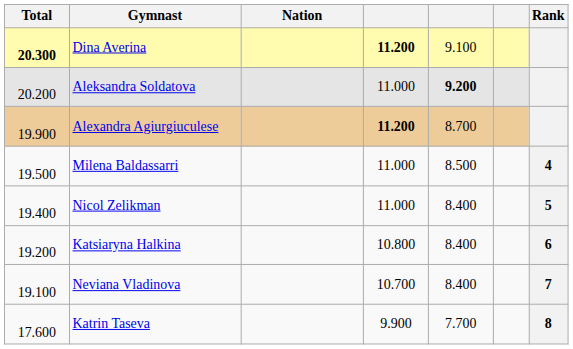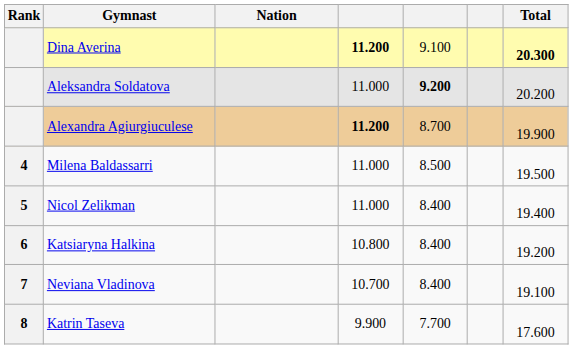columns swapped: (548, 16) <-> (37, 16)
